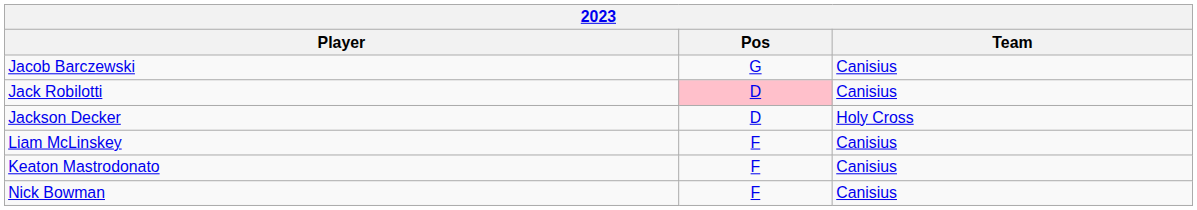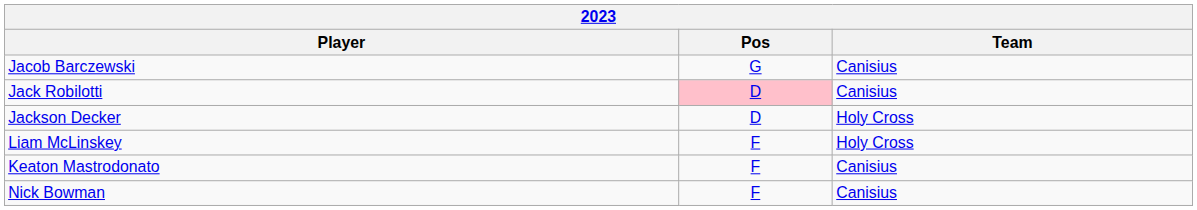(867, 142) Canisius -> (875, 142) Holy Cross
